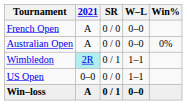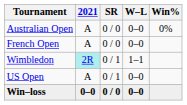rows swapped: (40, 44) <-> (33, 28)
(88, 76) 0–0 -> (88, 76) A
(111, 76) 0 / 0 -> (111, 76) 0 / 1
(136, 76) 1–1 -> (136, 76) 0–0
(88, 92) A -> (88, 92) 0–0
(111, 92) 0 / 1 -> (111, 92) 0 / 0
